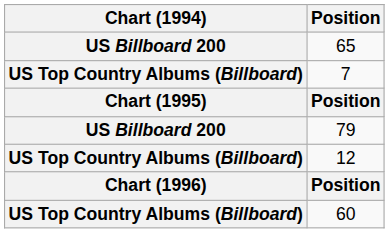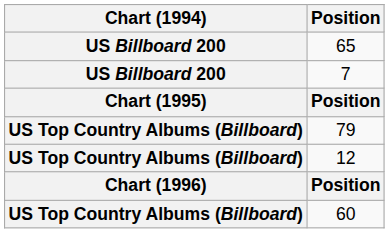(156, 74) US Top Country Albums (Billboard) -> (156, 74) US Billboard 200
(156, 130) US Billboard 200 -> (156, 130) US Top Country Albums (Billboard)
